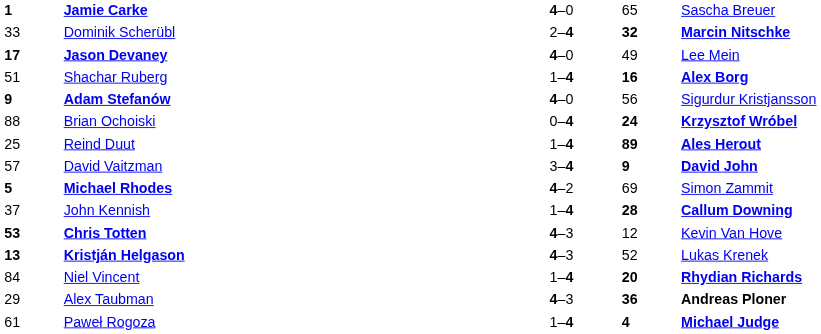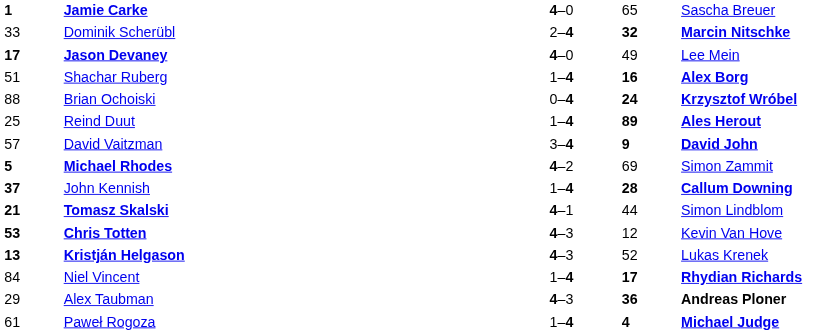- row: (117, 99)
(12, 210) normal -> (12, 188) bold
+ row: (116, 210)
(630, 277) 20 -> (630, 277) 17
